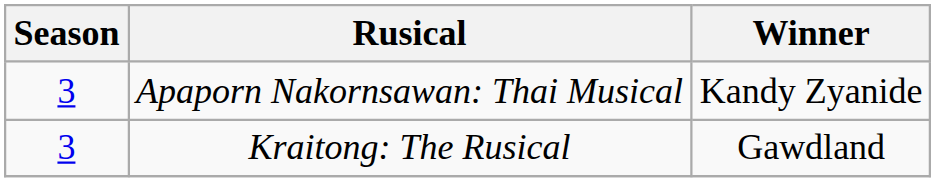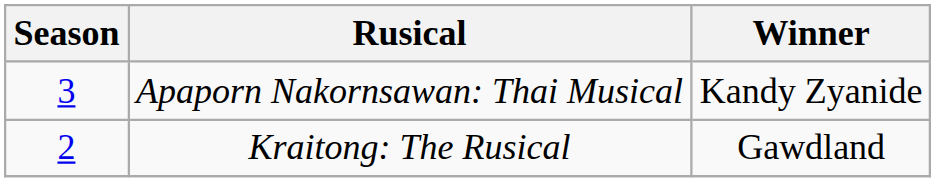(66, 147) 3 -> (66, 147) 2
